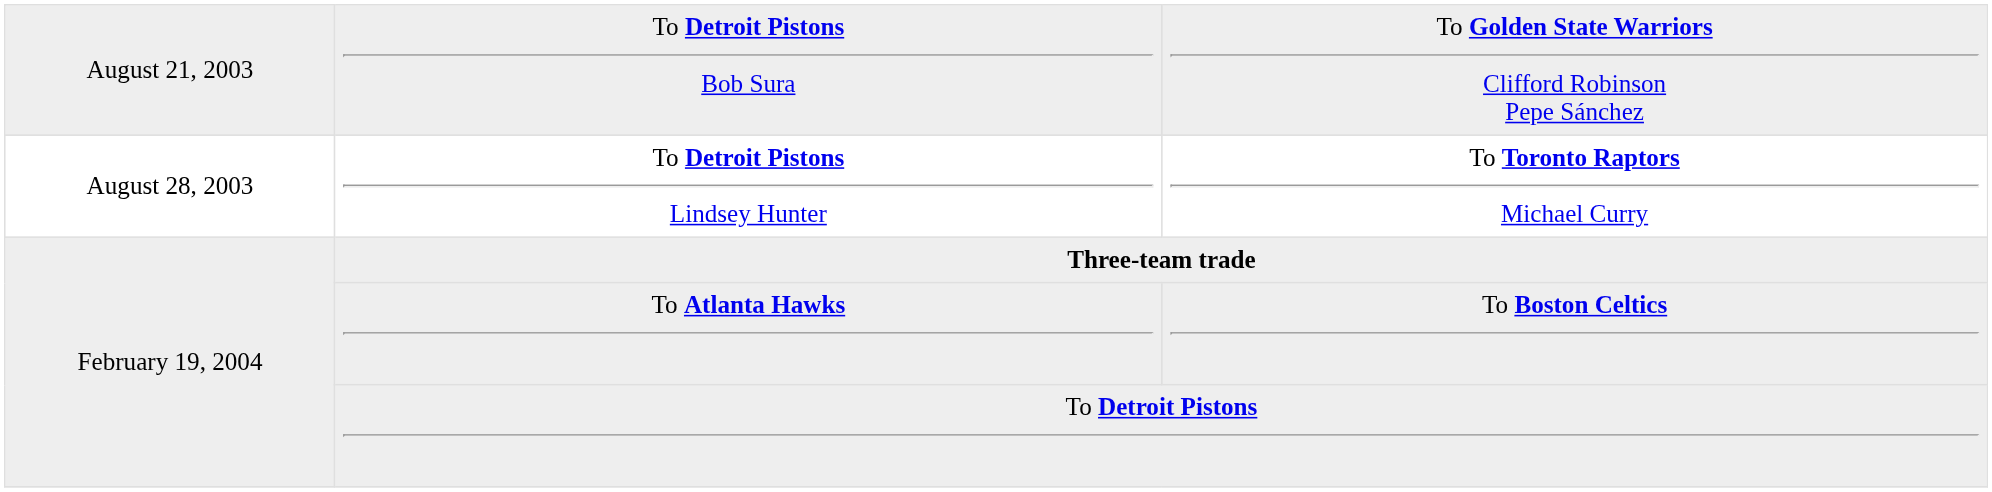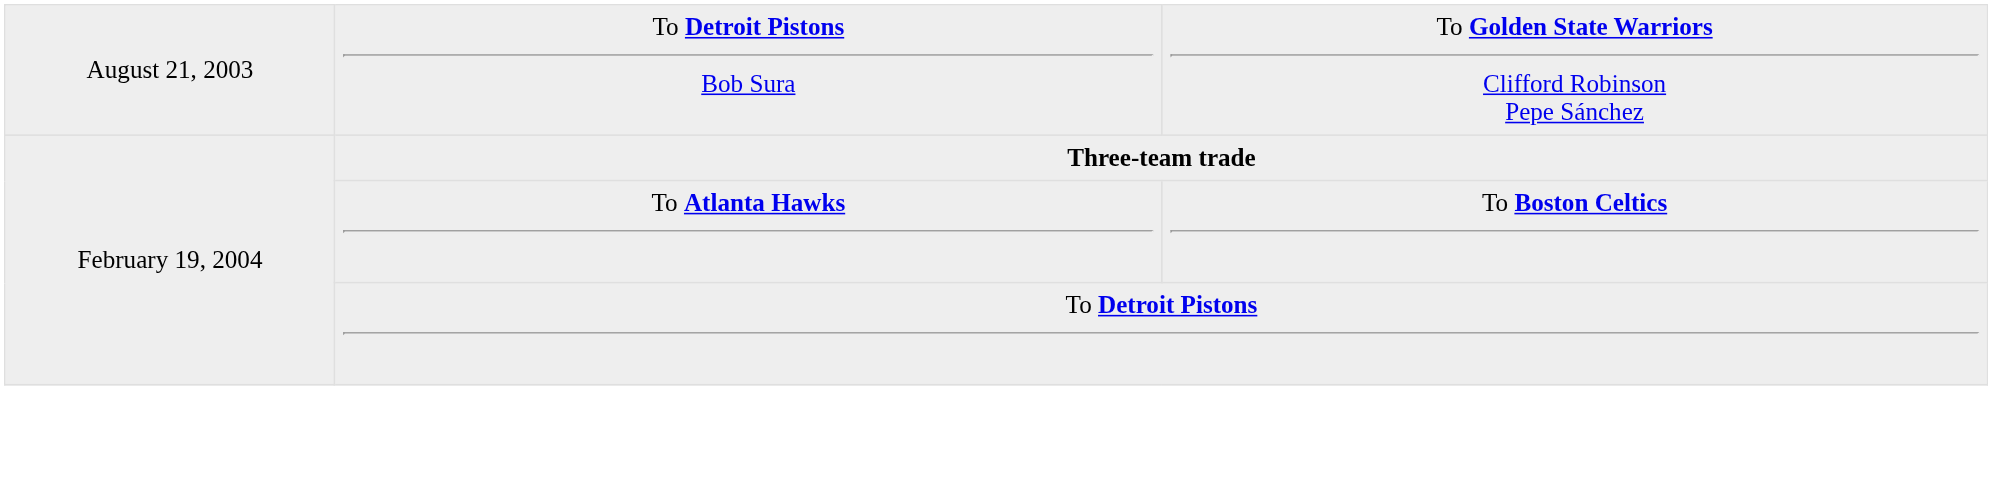- row: (748, 185)
